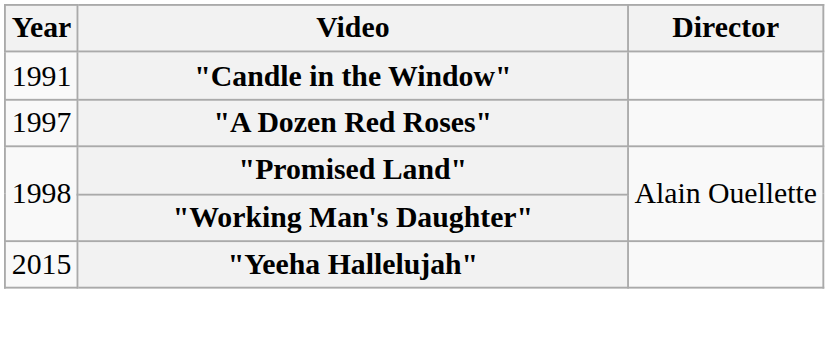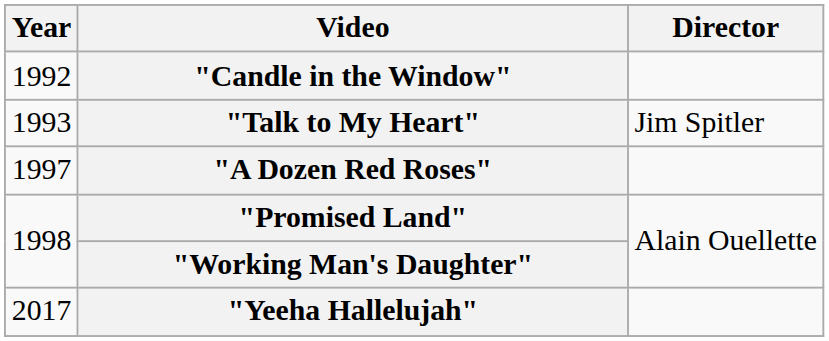(42, 75) 1991 -> (42, 75) 1992
+ row: (353, 122)
(42, 264) 2015 -> (42, 311) 2017
